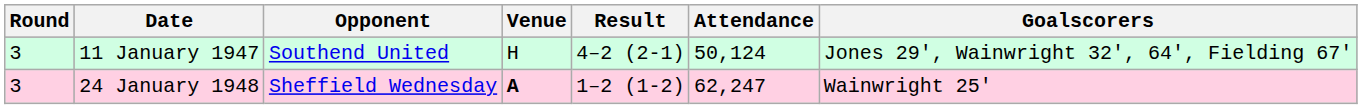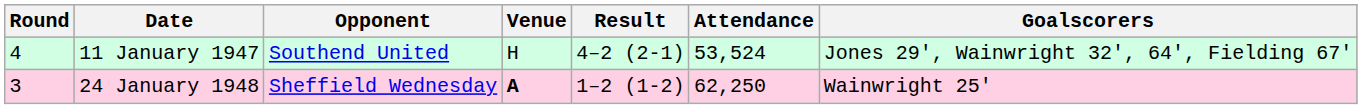(16, 54) 3 -> (16, 54) 4
(730, 54) 50,124 -> (730, 54) 53,524
(730, 86) 62,247 -> (730, 86) 62,250
